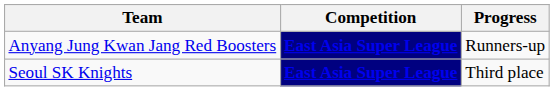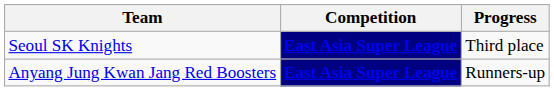rows swapped: (142, 45) <-> (70, 72)
